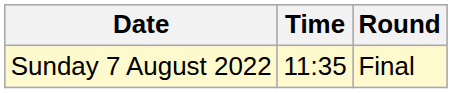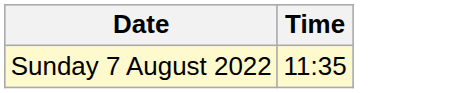- column: (400, 25)
